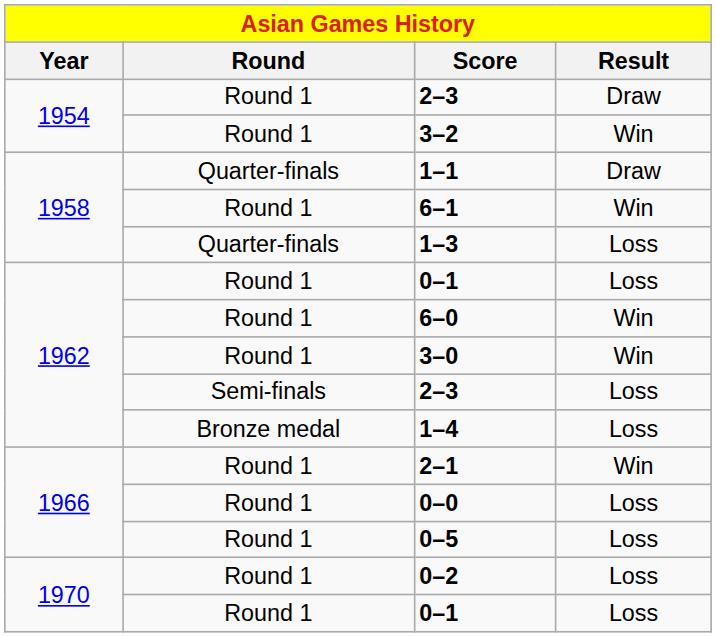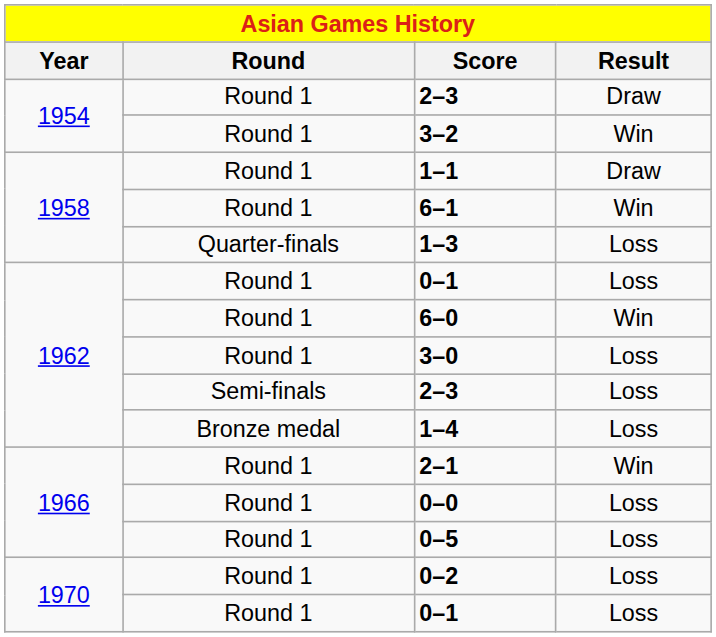(268, 171) Quarter-finals -> (268, 171) Round 1
(634, 355) Win -> (634, 355) Loss
